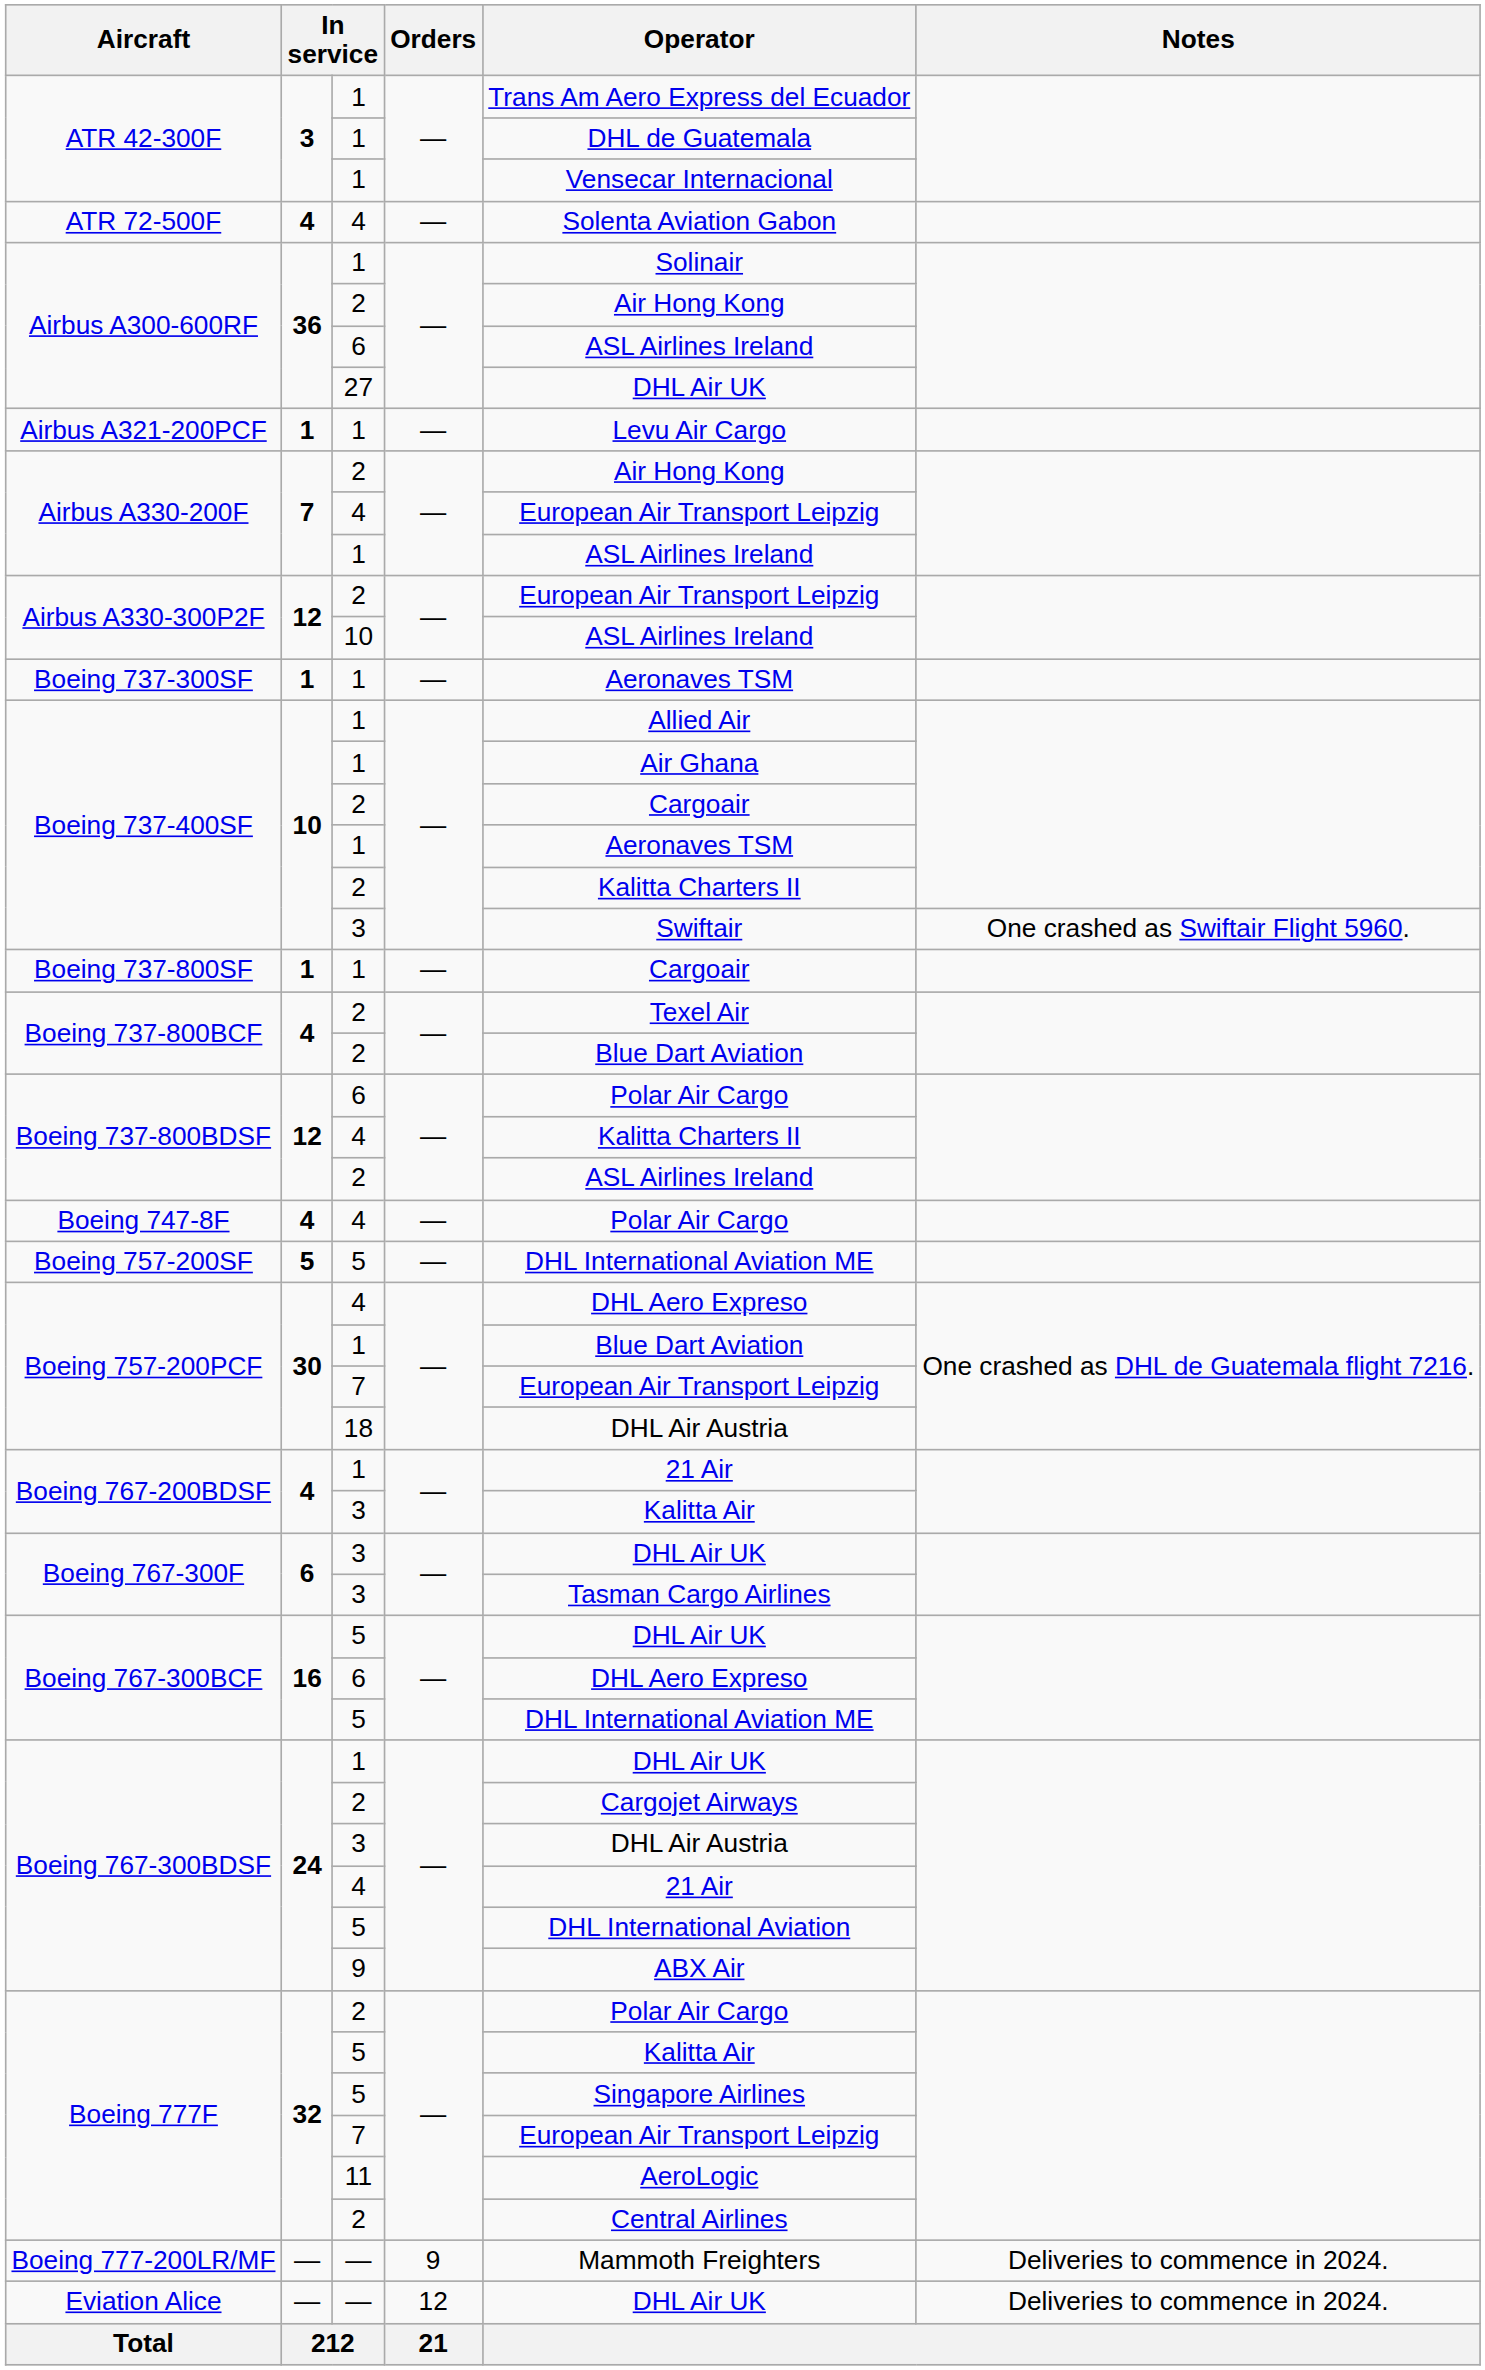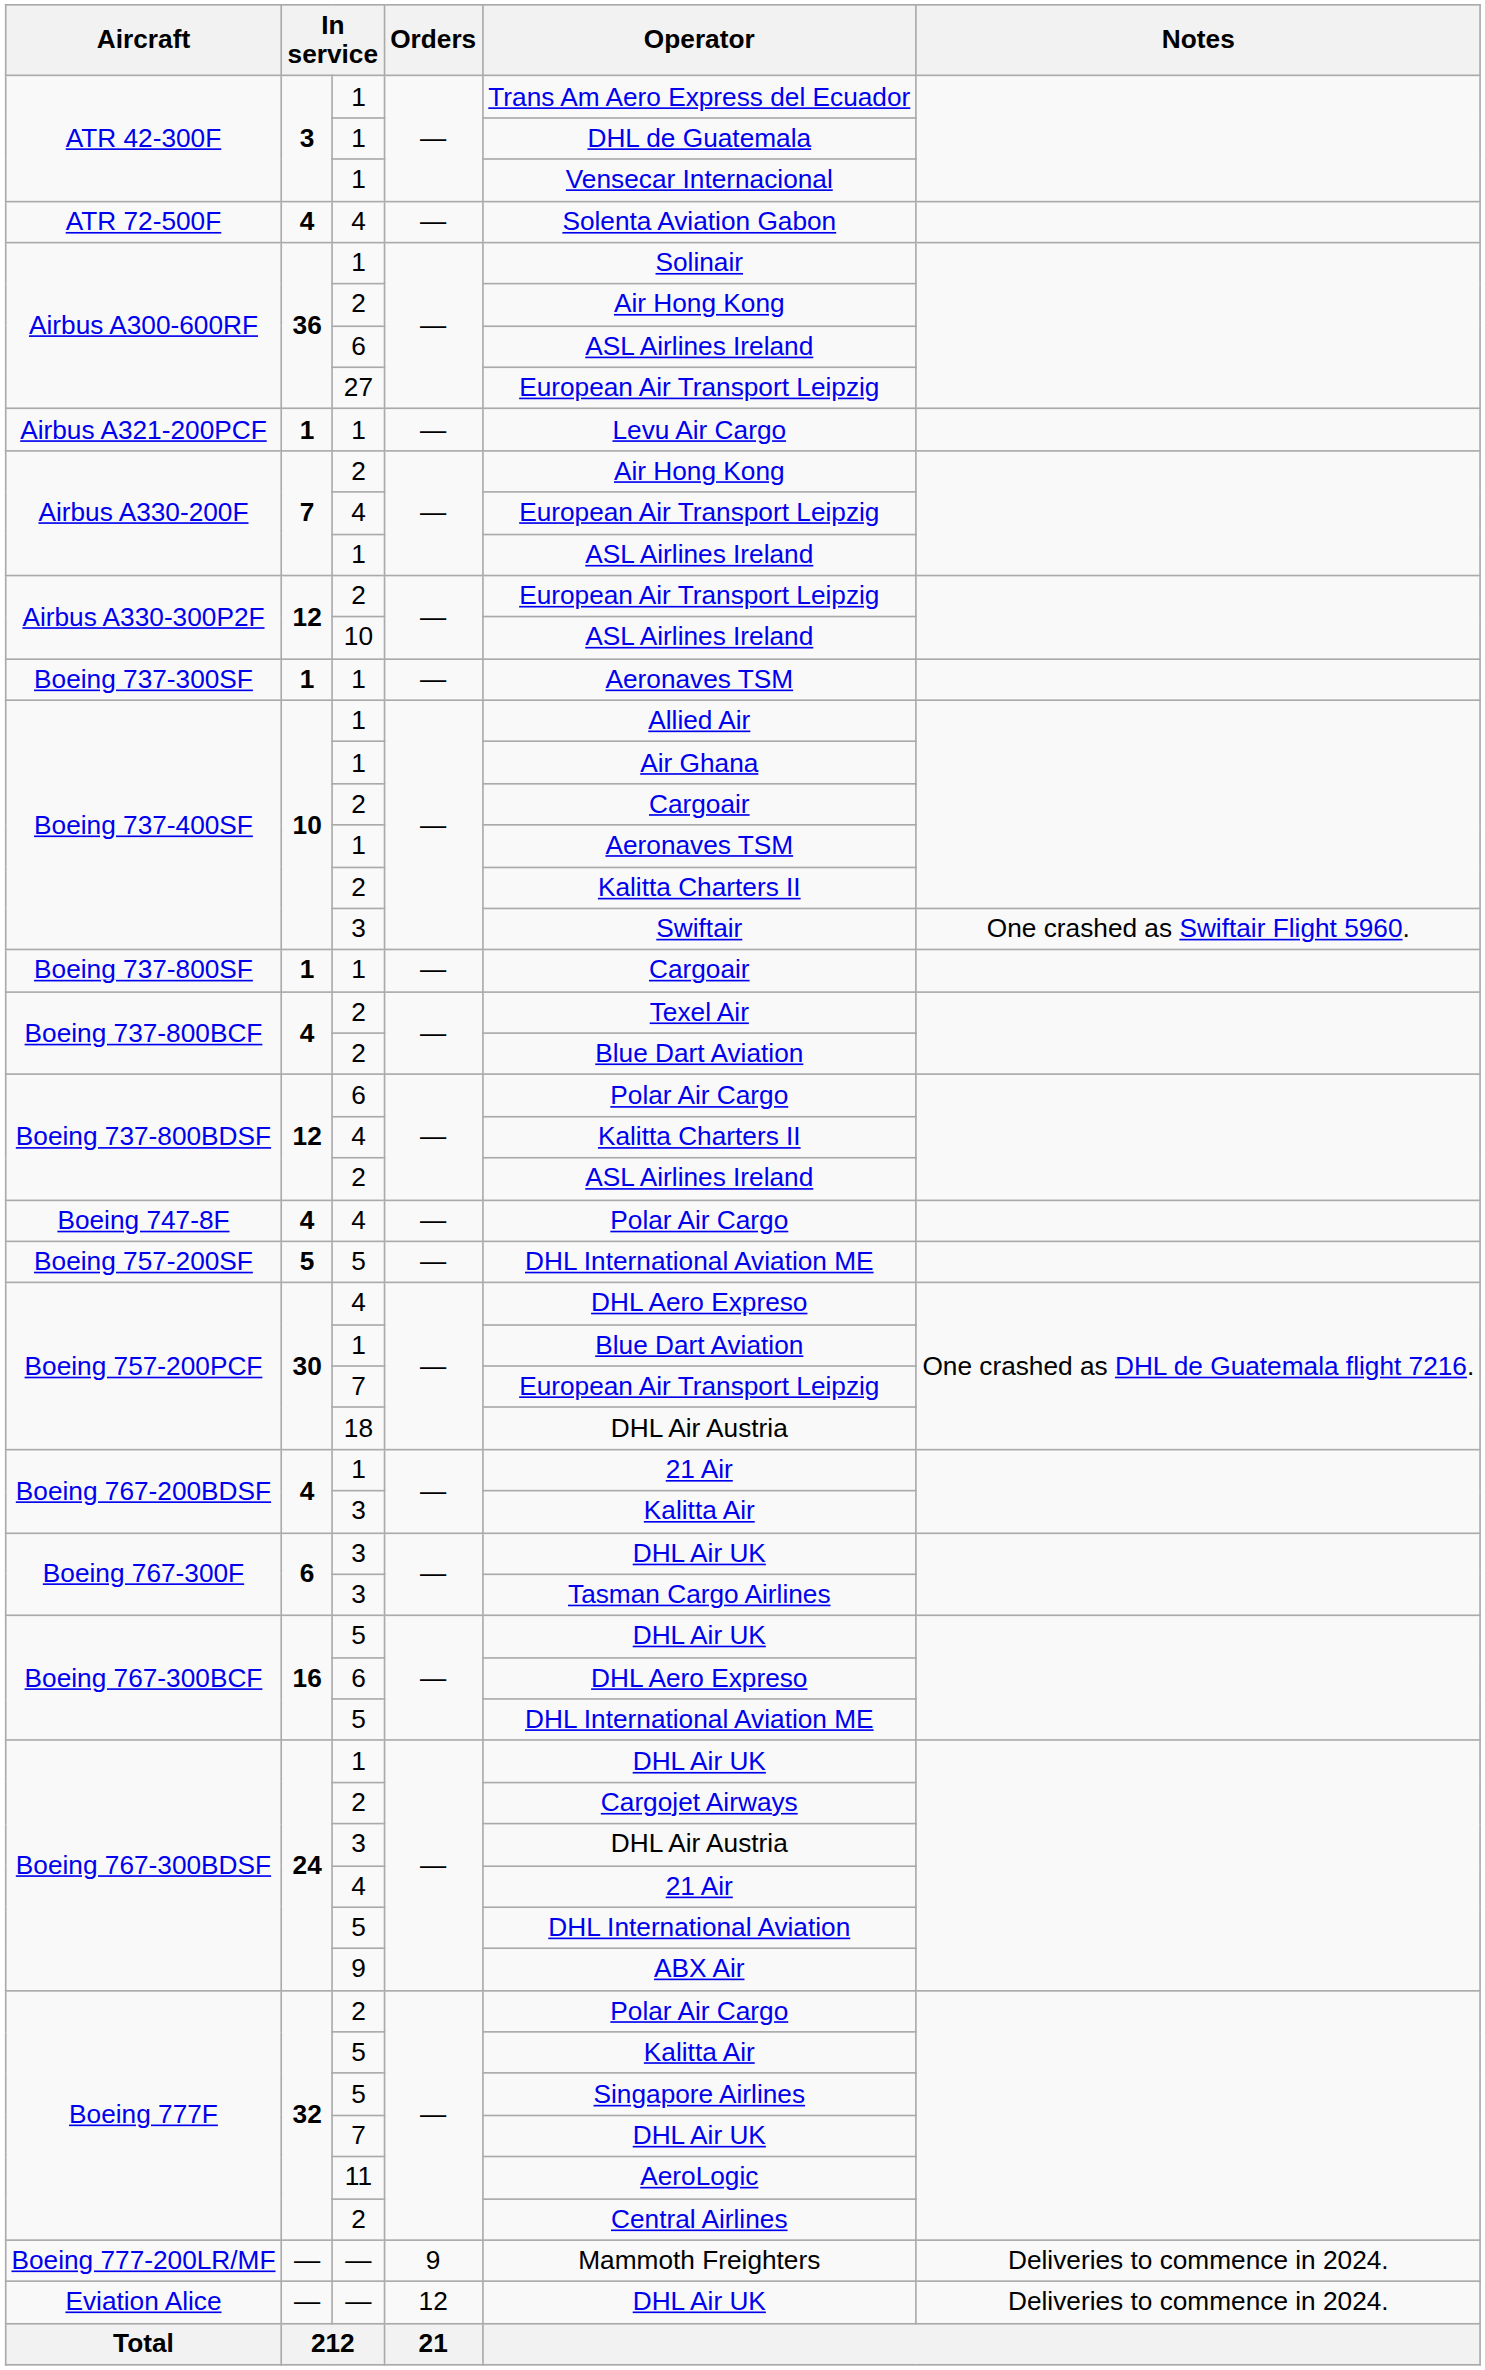(699, 387) DHL Air UK -> (699, 387) European Air Transport Leipzig
(699, 2135) European Air Transport Leipzig -> (699, 2135) DHL Air UK
